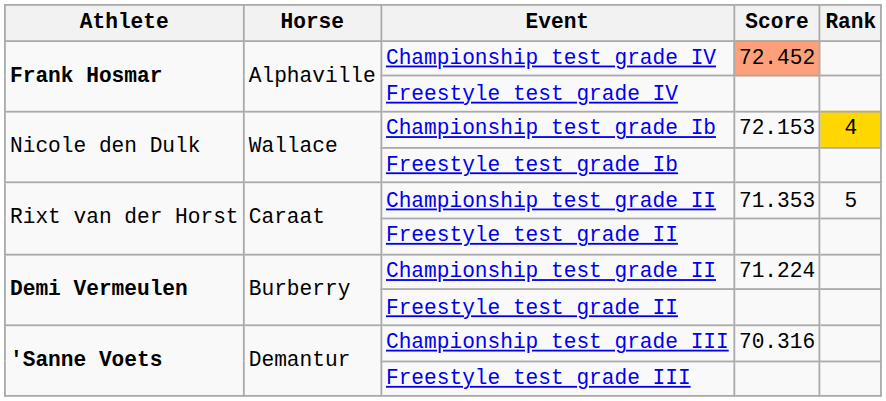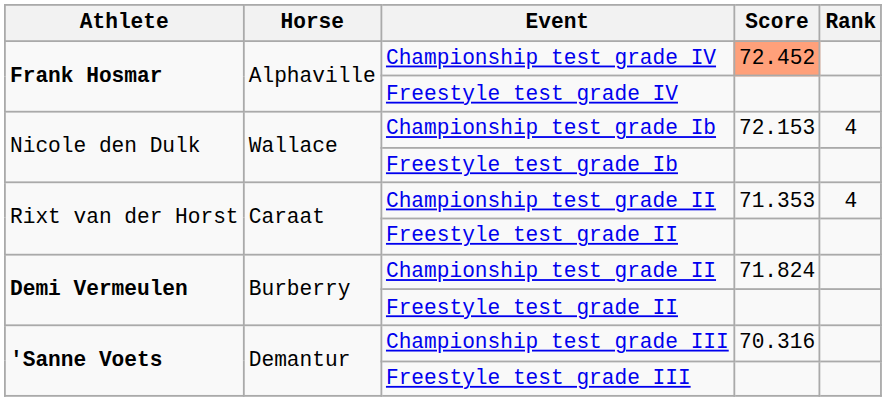(851, 129) gold background -> (851, 129) no background
(851, 200) 5 -> (851, 200) 4
(777, 271) 71.224 -> (777, 271) 71.824
